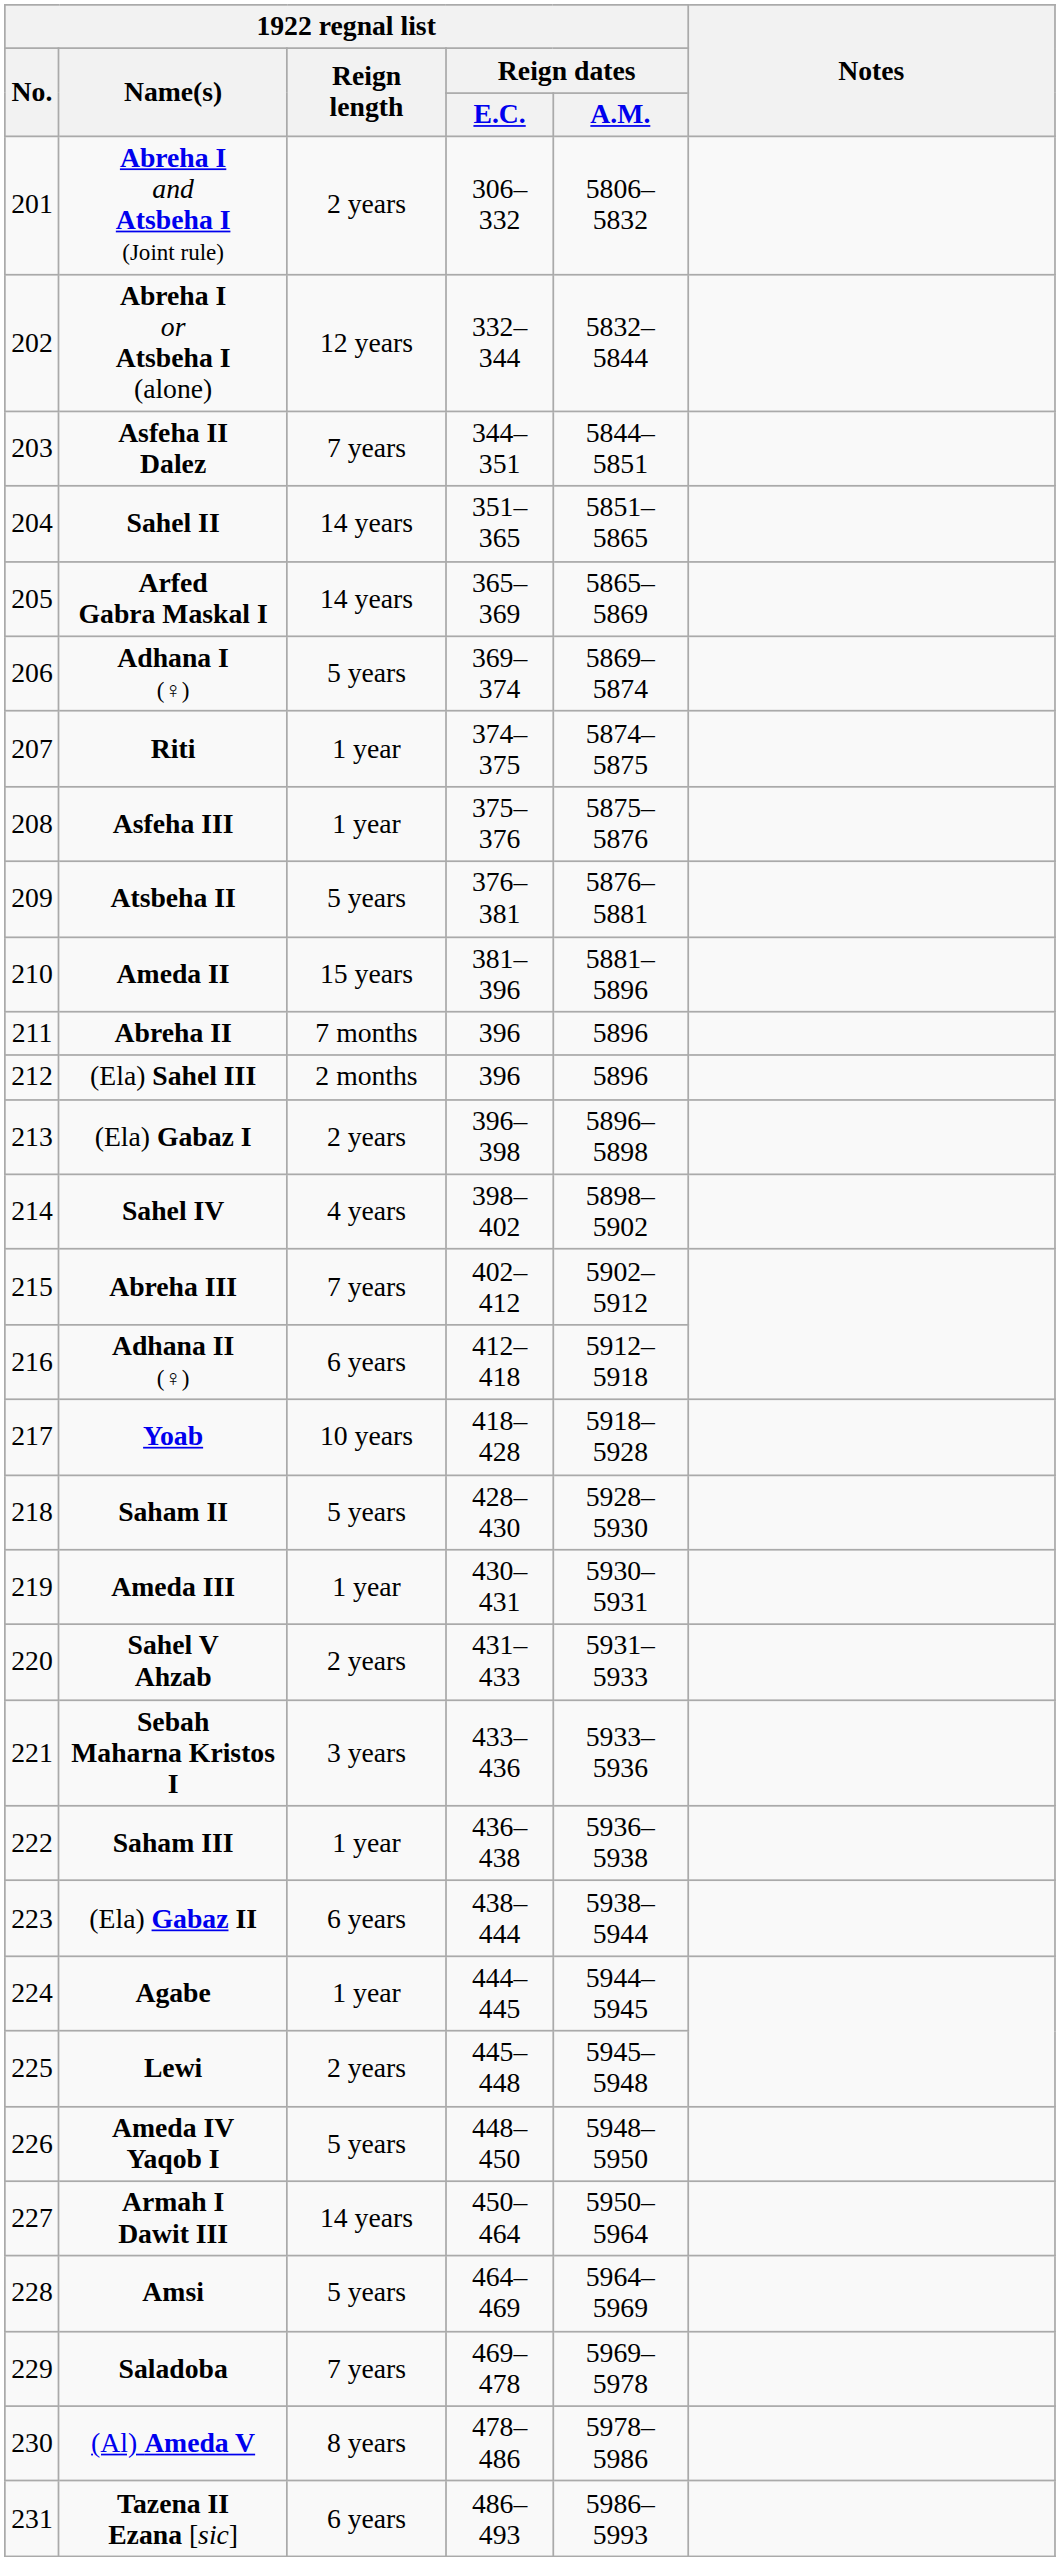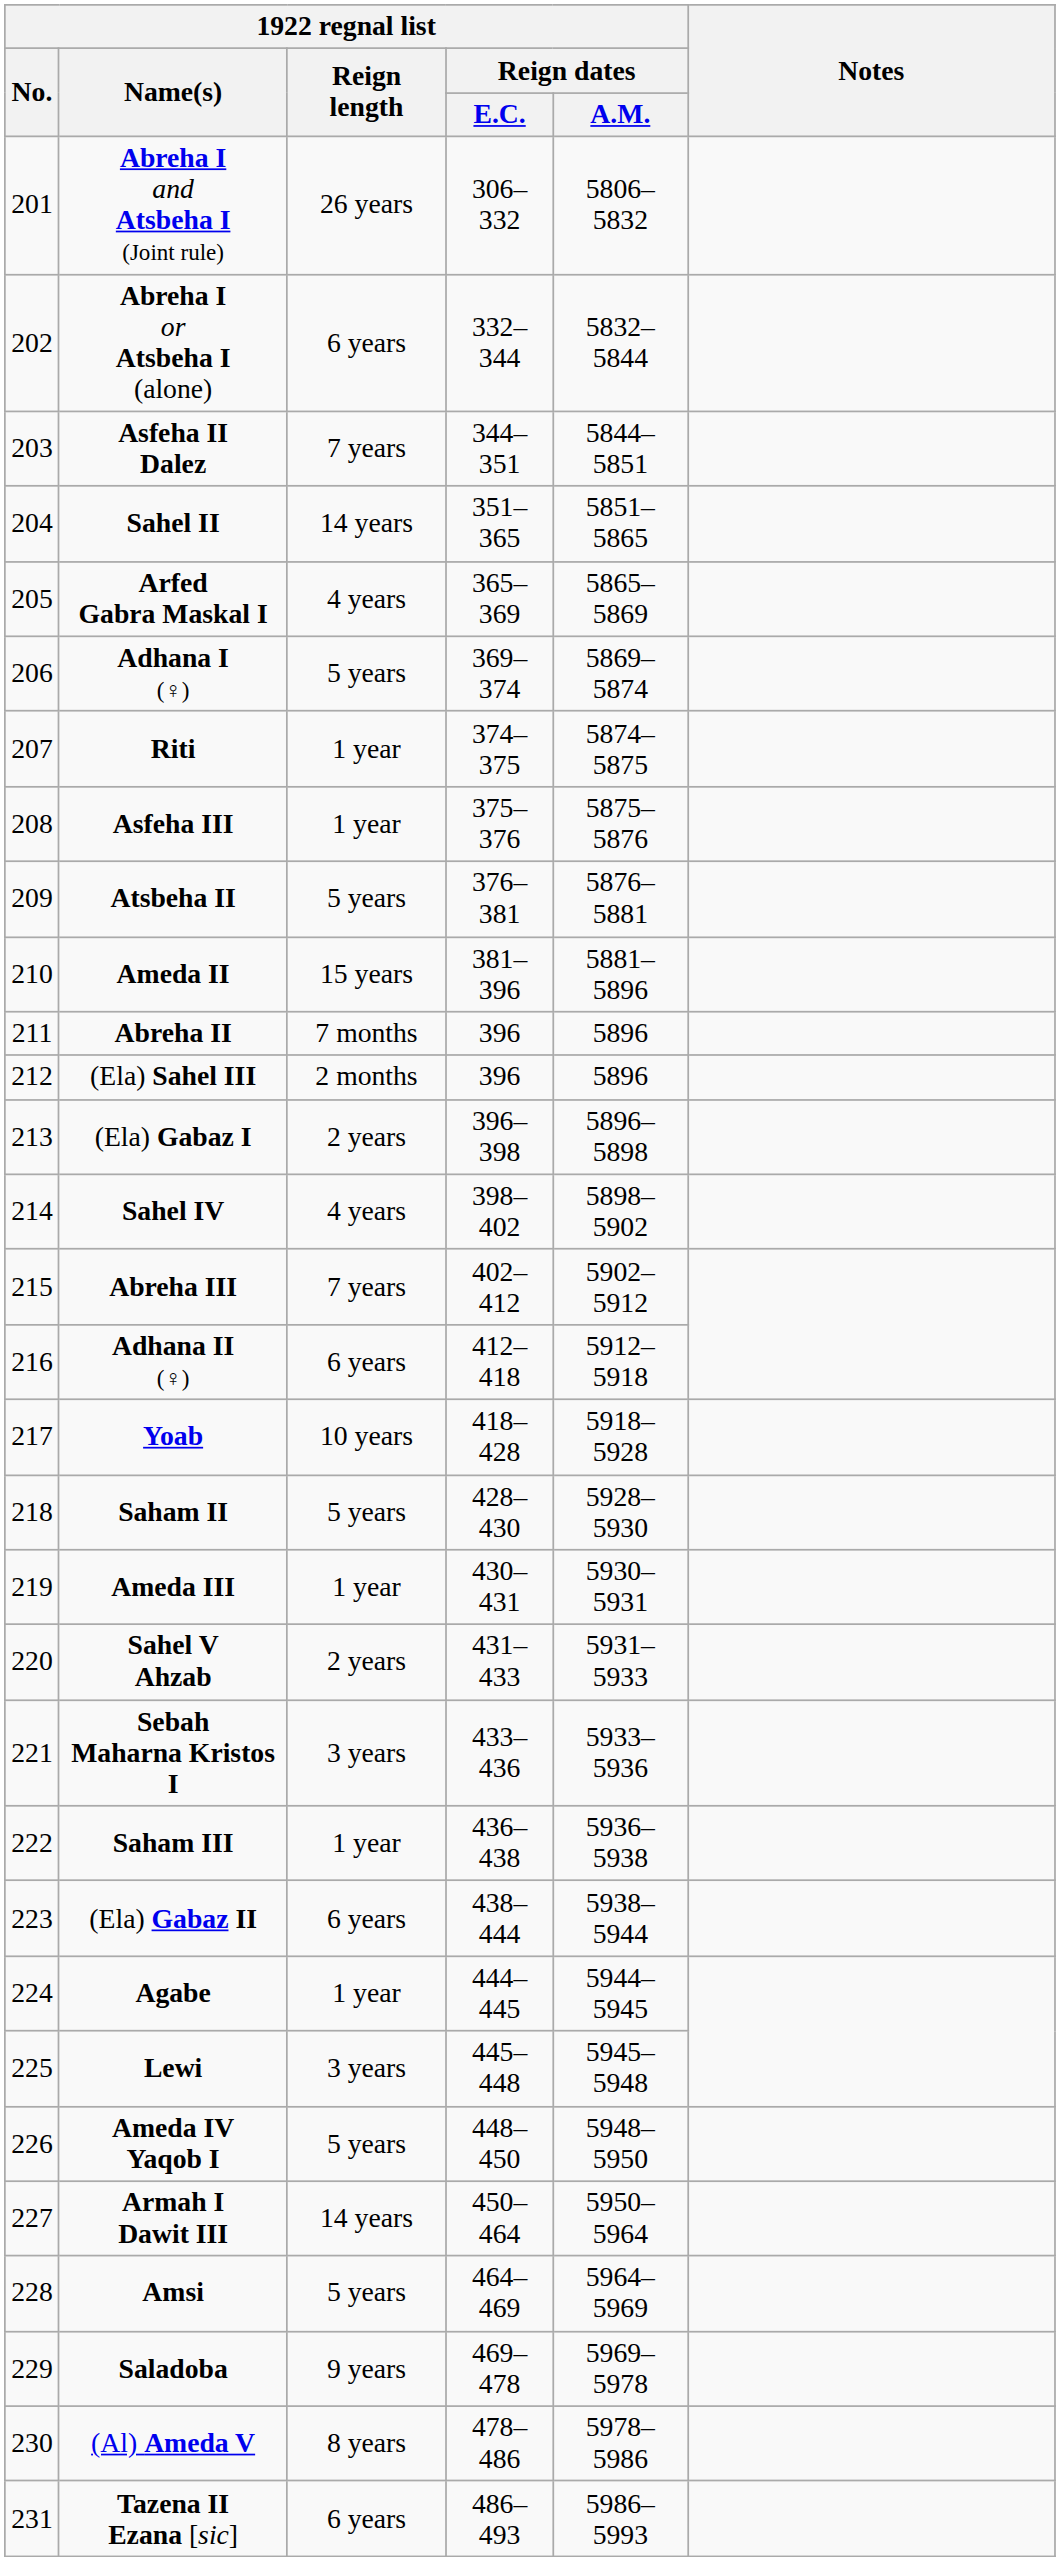(367, 204) 2 years -> (367, 204) 26 years
(367, 342) 12 years -> (367, 342) 6 years
(367, 598) 14 years -> (367, 598) 4 years
(367, 2068) 2 years -> (367, 2068) 3 years
(367, 2368) 7 years -> (367, 2368) 9 years
